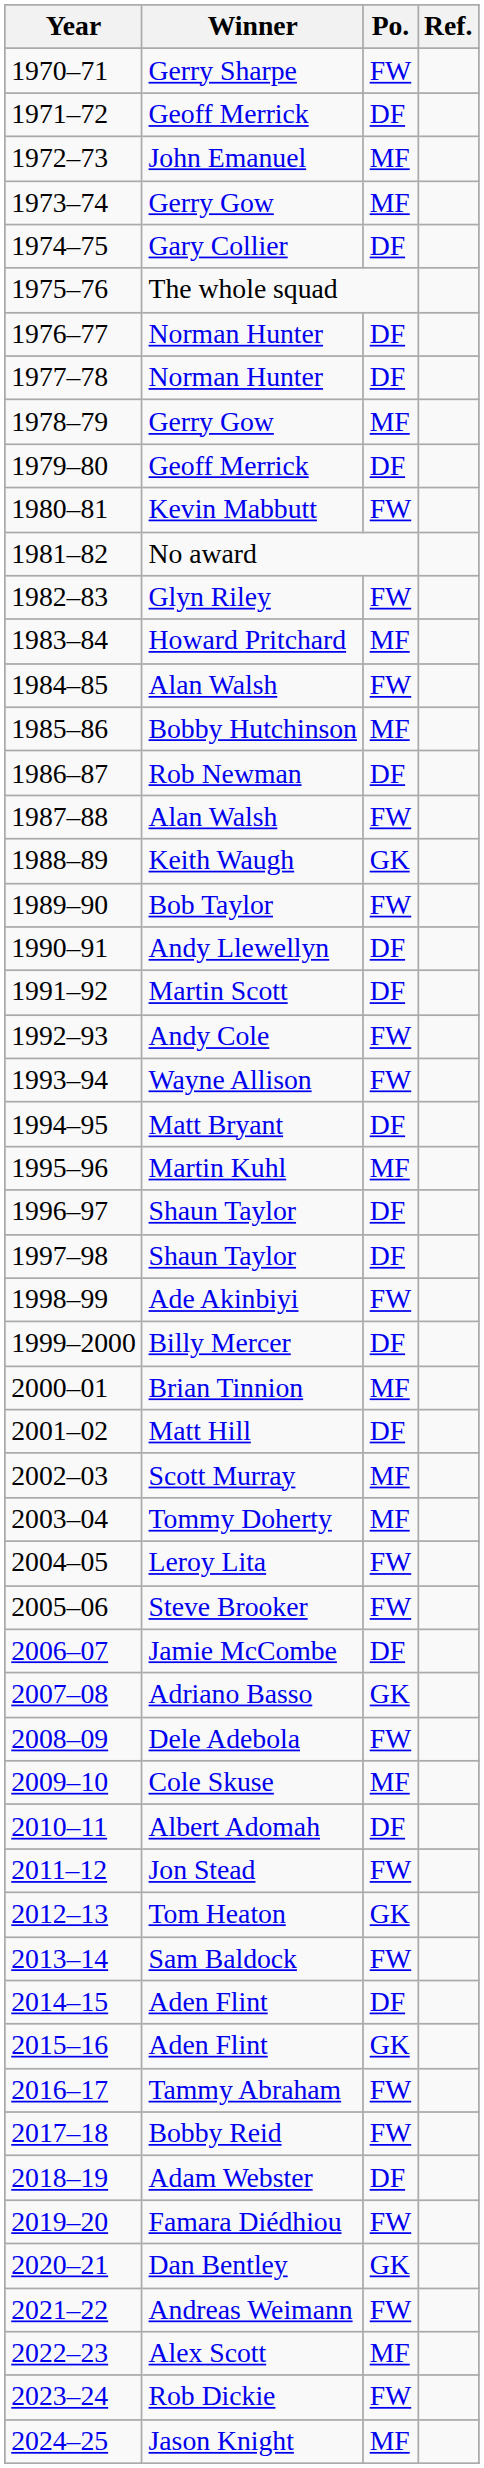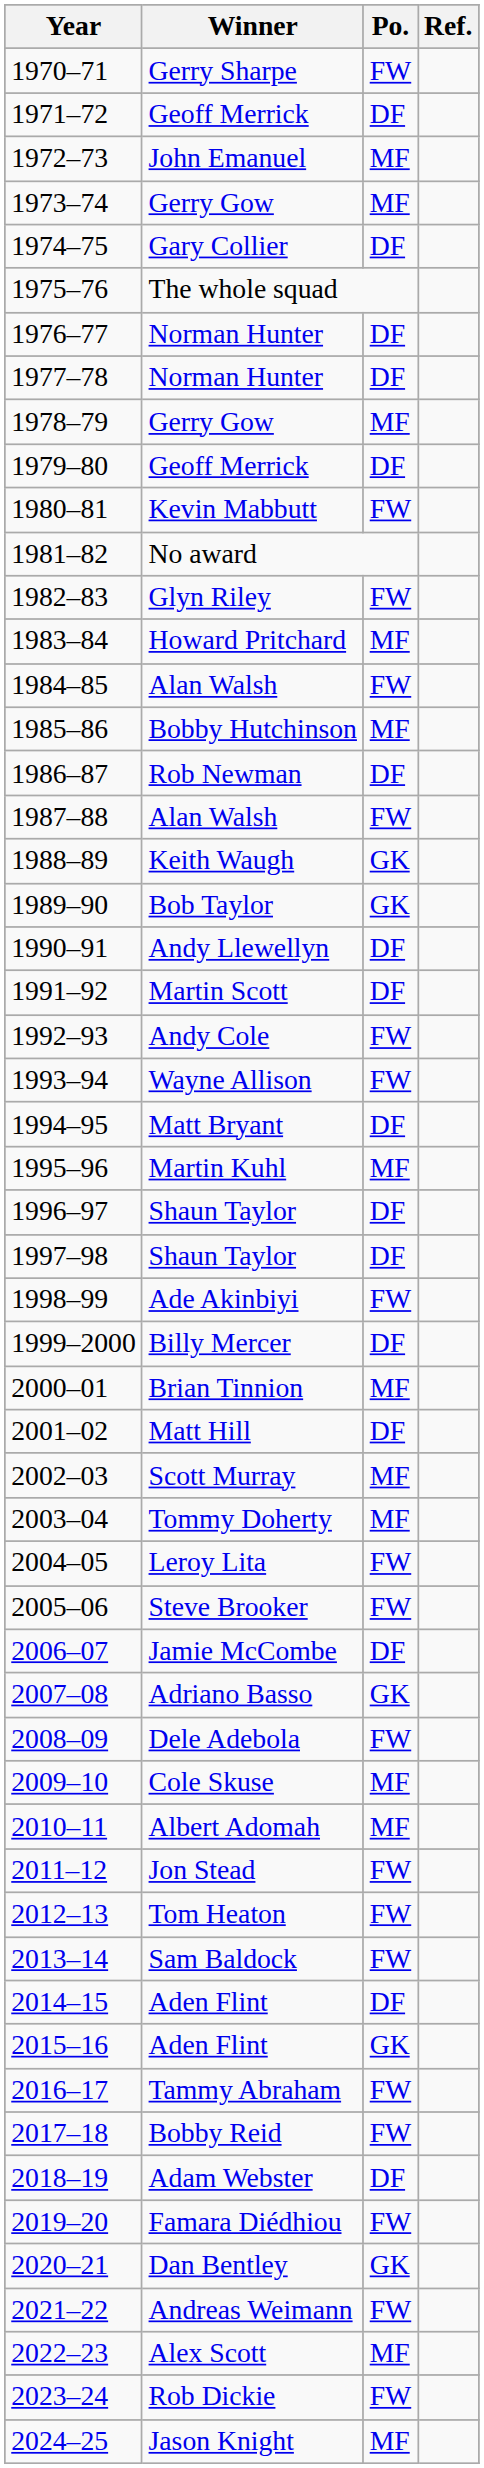(390, 904) FW -> (390, 904) GK
(387, 1826) DF -> (390, 1826) MF
(390, 1914) GK -> (390, 1914) FW
